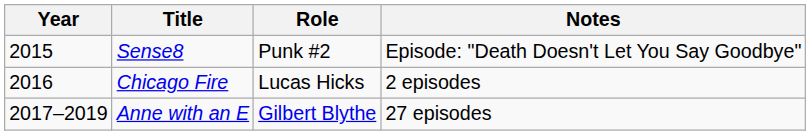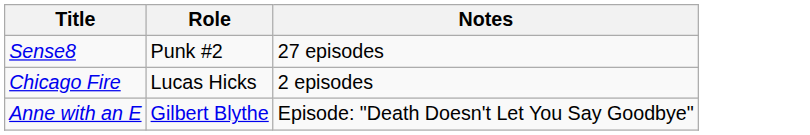- column: (58, 20)
(593, 51) Episode: "Death Doesn't Let You Say Goodbye" -> (331, 51) 27 episodes
(438, 113) 27 episodes -> (486, 113) Episode: "Death Doesn't Let You Say Goodbye"
